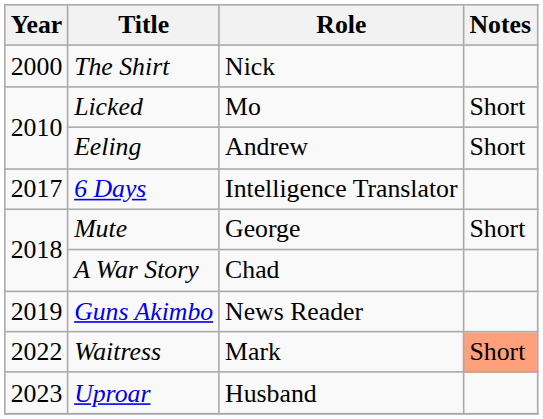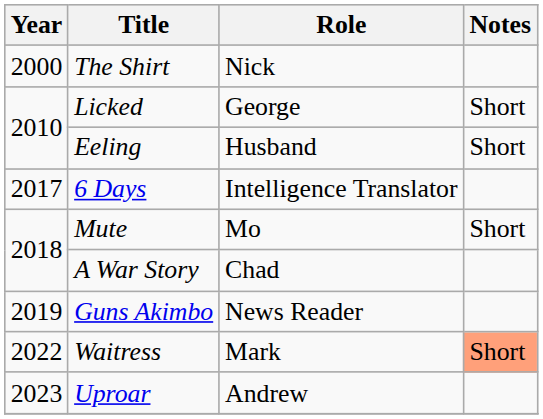(243, 106) Mo -> (263, 106) George
(267, 147) Andrew -> (271, 147) Husband
(263, 229) George -> (243, 229) Mo
(271, 392) Husband -> (267, 392) Andrew
